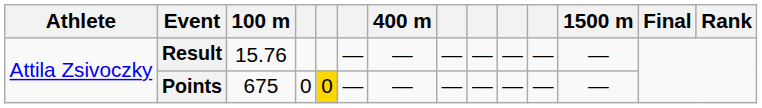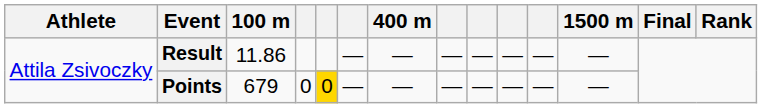(261, 54) 15.76 -> (261, 54) 11.86
(261, 87) 675 -> (261, 87) 679
